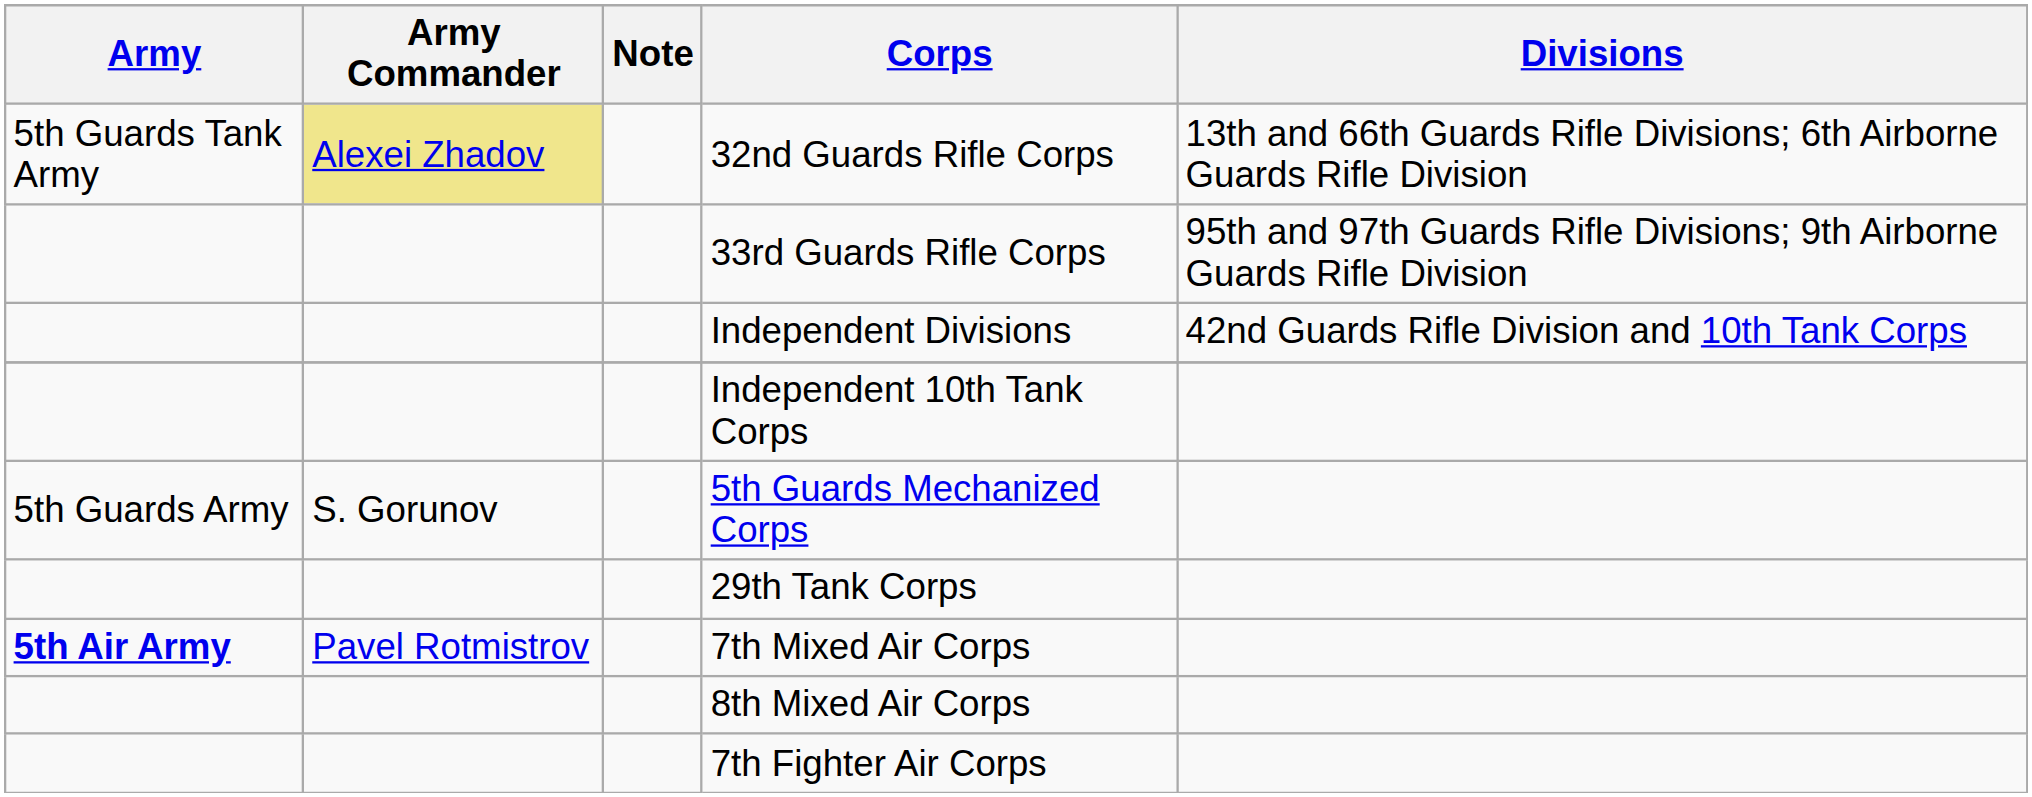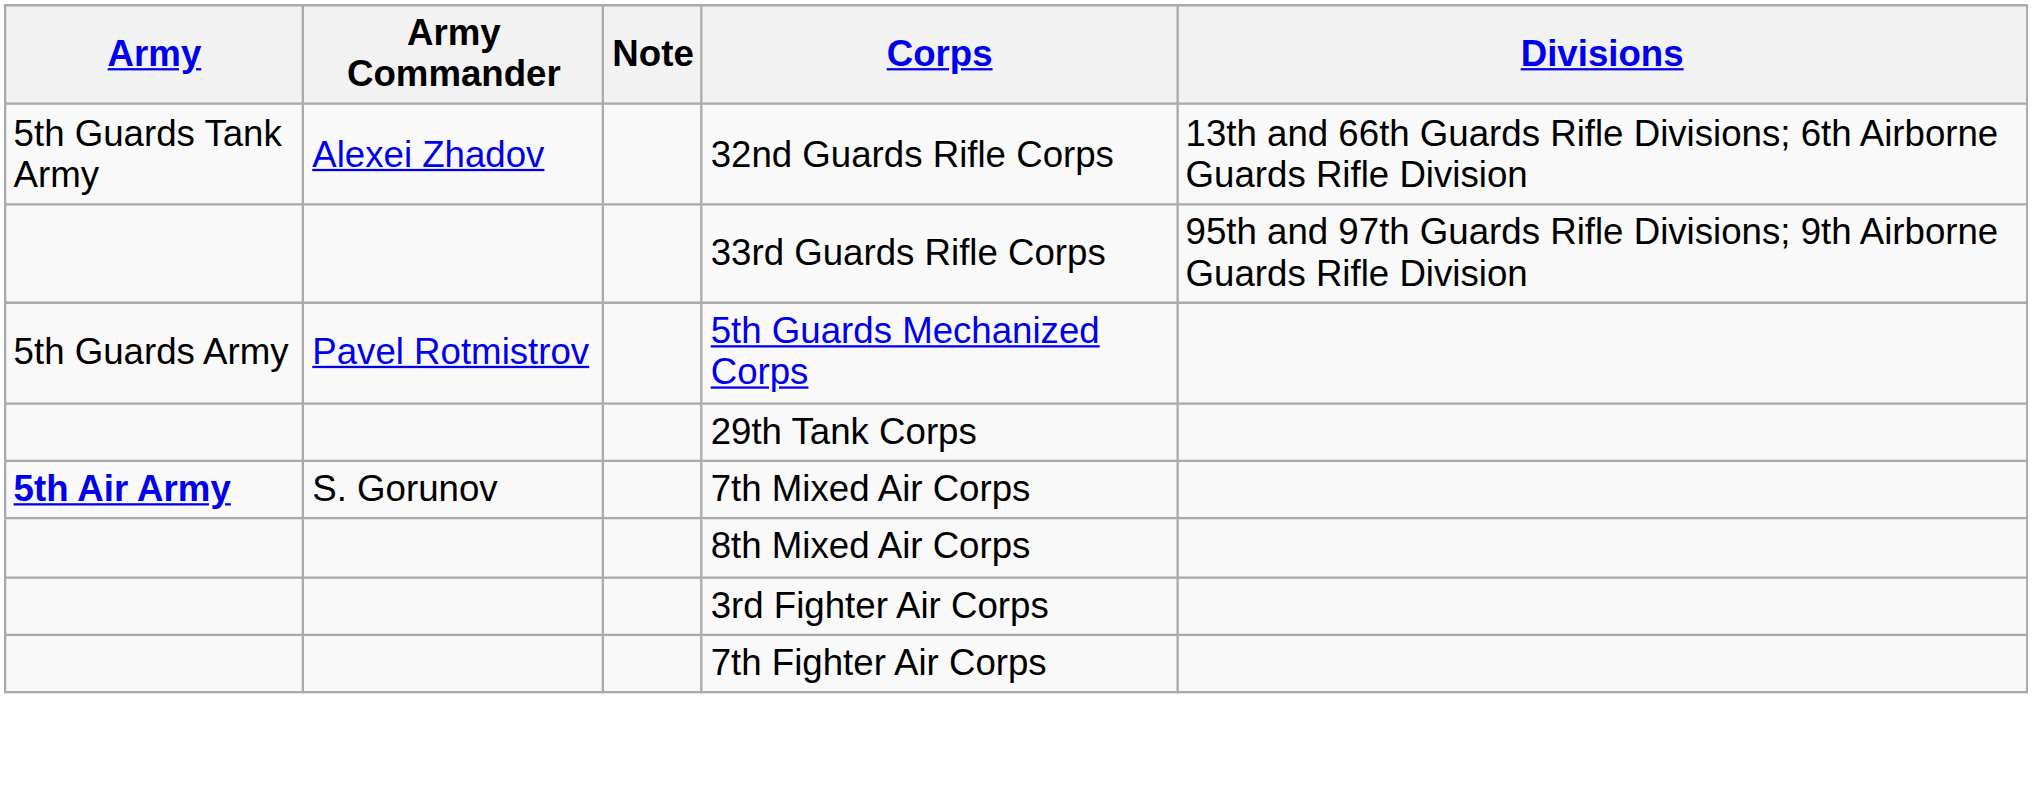(428, 153) khaki background -> (428, 153) no background
- row: (891, 331)
- row: (897, 410)
(405, 509) S. Gorunov -> (451, 352) Pavel Rotmistrov
(451, 646) Pavel Rotmistrov -> (405, 488) S. Gorunov
+ row: (880, 605)
